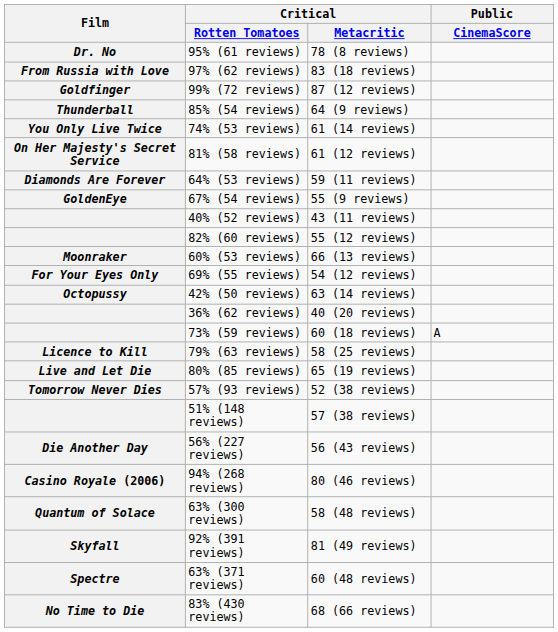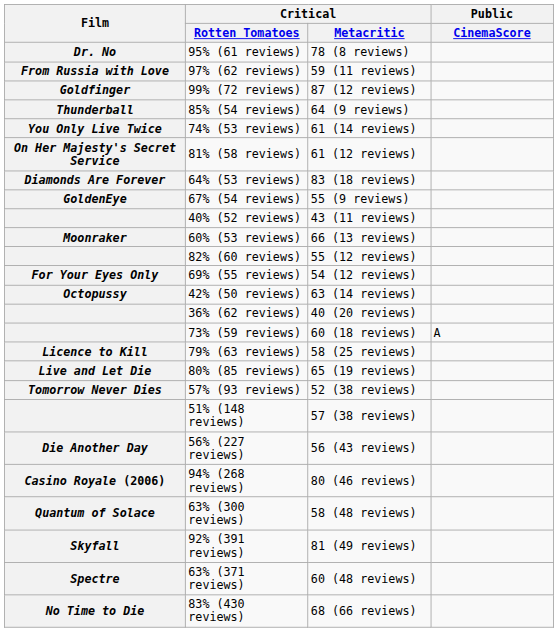(364, 71) 83 (18 reviews) -> (364, 71) 59 (11 reviews)
(364, 180) 59 (11 reviews) -> (364, 180) 83 (18 reviews)
rows swapped: (245, 237) <-> (245, 256)
